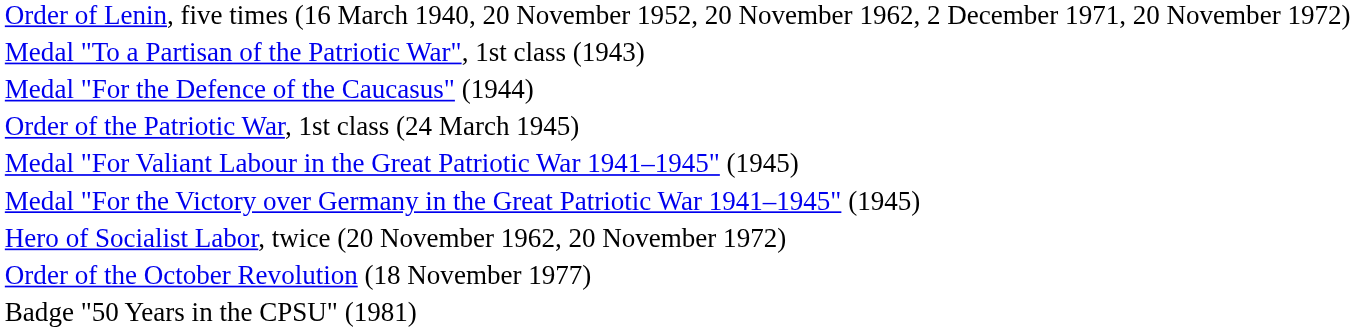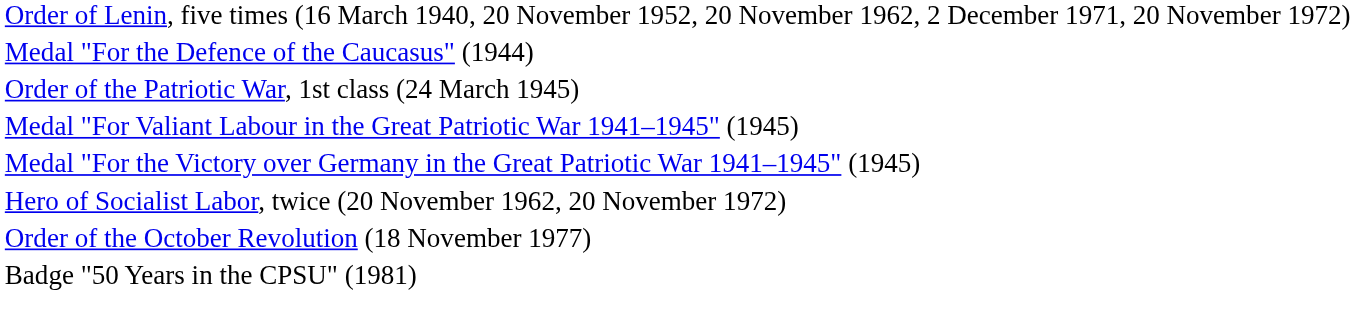- row: (325, 52)
